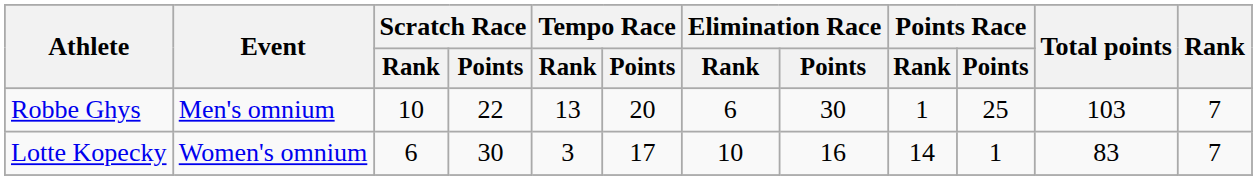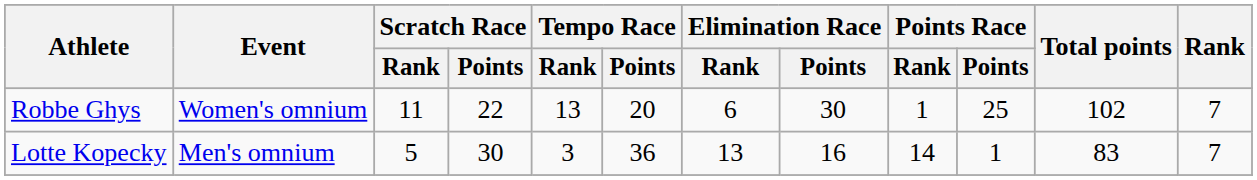(257, 110) Men's omnium -> (273, 110) Women's omnium
(411, 110) 10 -> (411, 110) 11
(1106, 110) 103 -> (1106, 110) 102
(273, 153) Women's omnium -> (257, 153) Men's omnium
(411, 153) 6 -> (411, 153) 5
(642, 153) 17 -> (642, 153) 36
(730, 153) 10 -> (730, 153) 13
